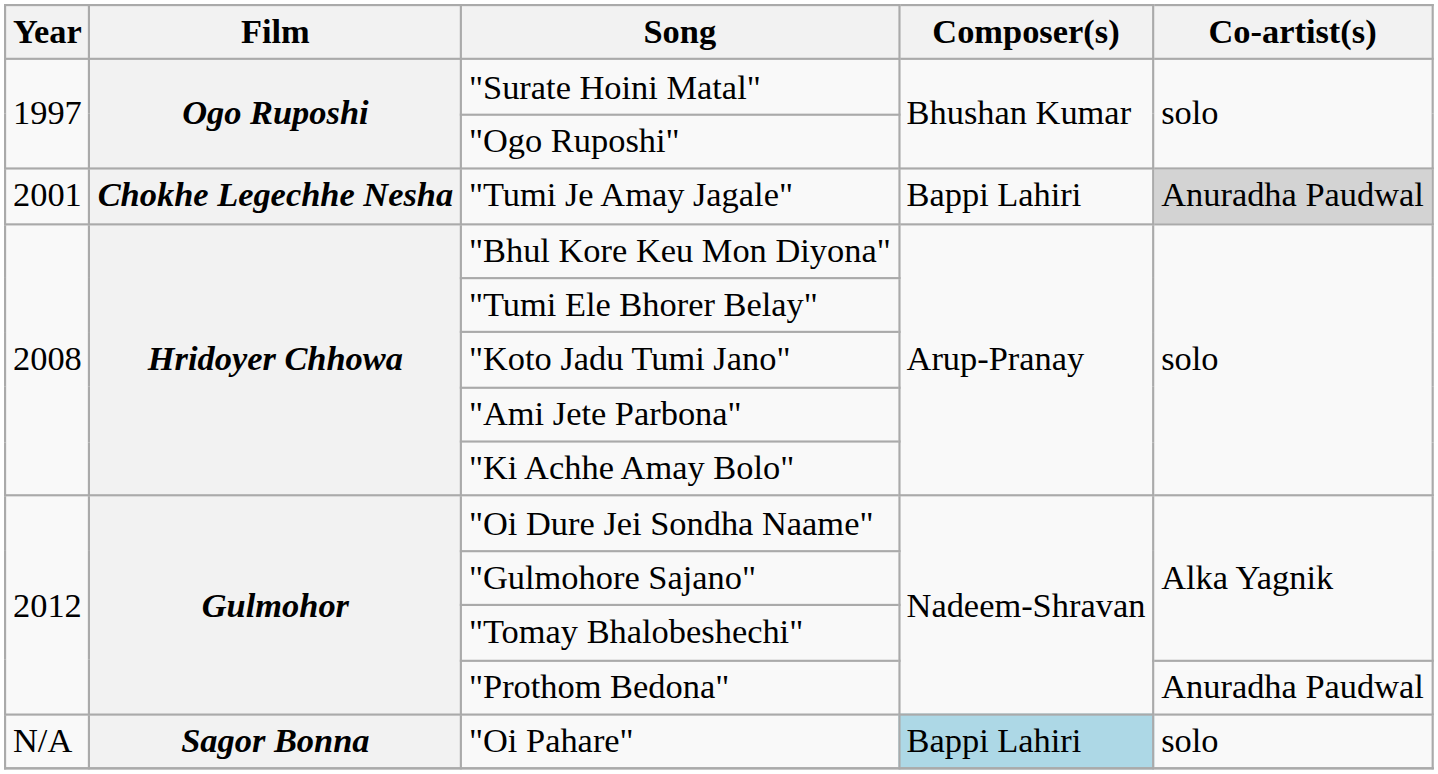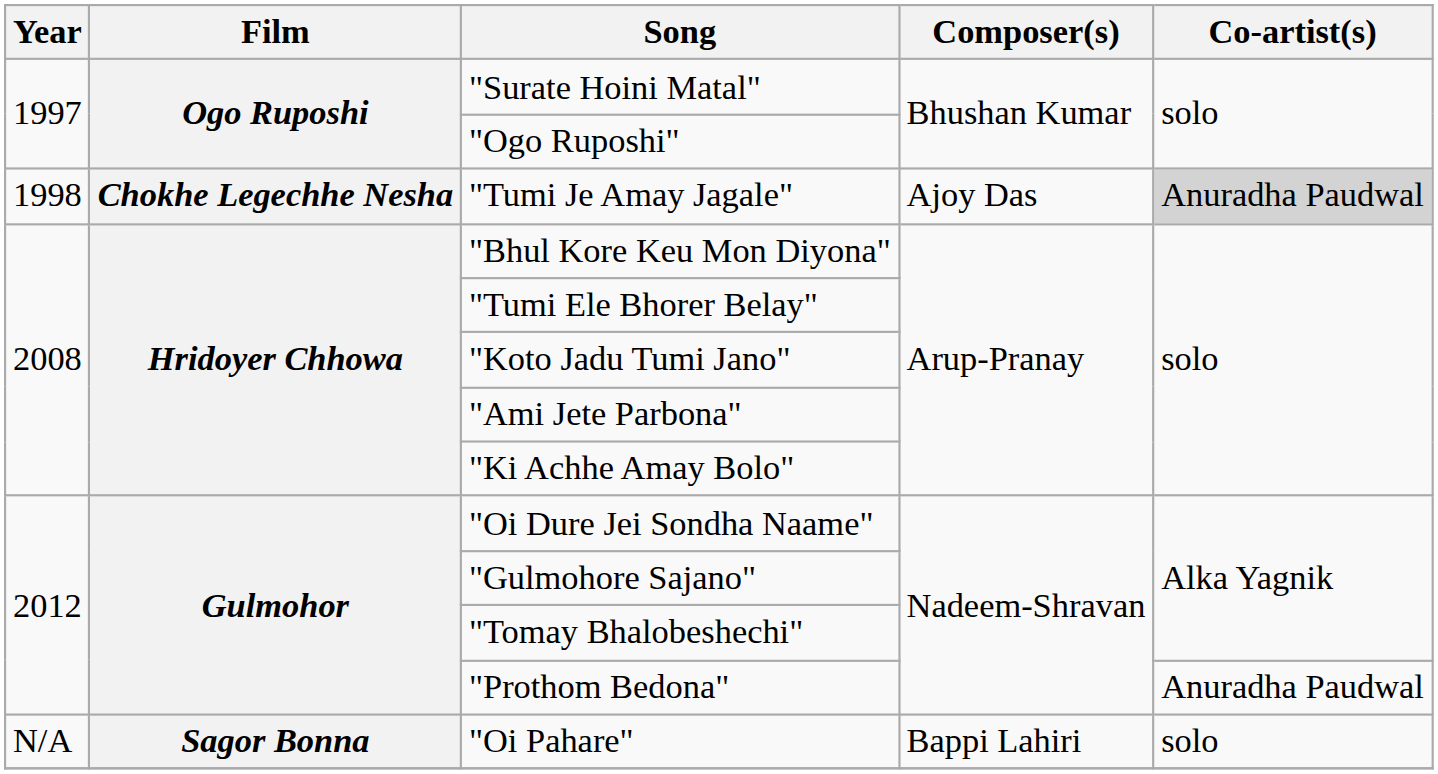(47, 195) 2001 -> (47, 195) 1998
(994, 195) Bappi Lahiri -> (972, 195) Ajoy Das
(994, 741) lightblue background -> (994, 741) no background
